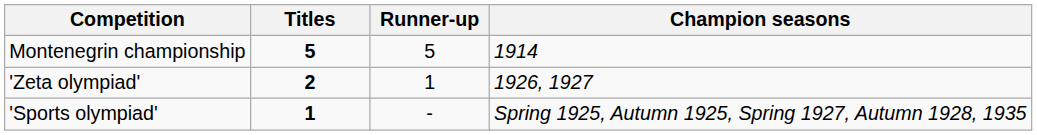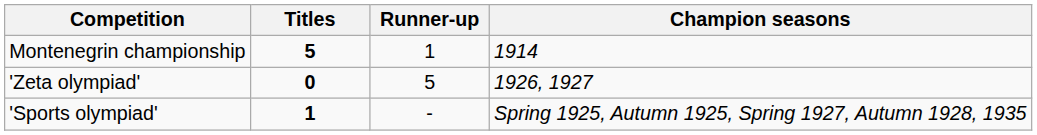(430, 51) 5 -> (430, 51) 1
(310, 82) 2 -> (310, 82) 0
(430, 82) 1 -> (430, 82) 5
